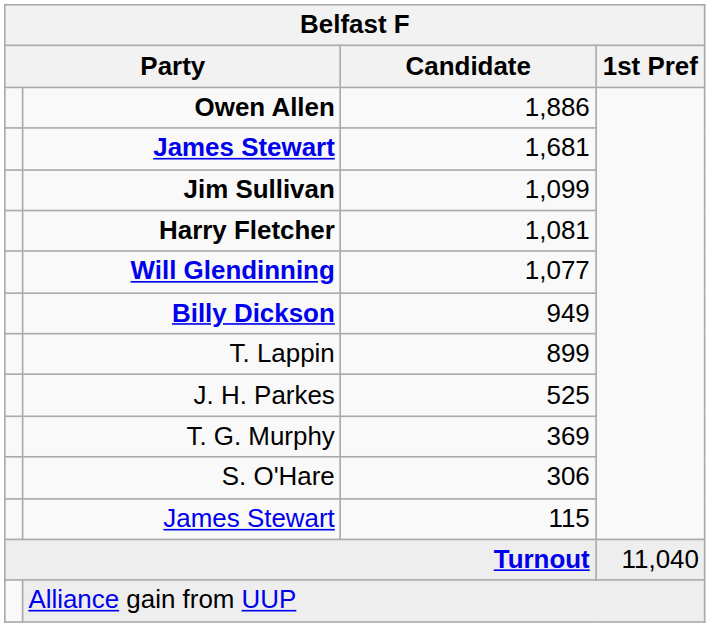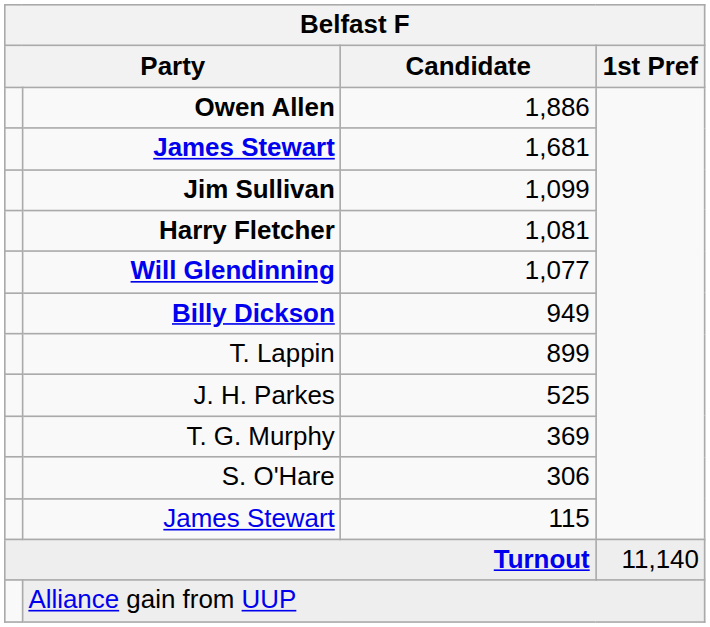(660, 559) 11,040 -> (660, 559) 11,140
